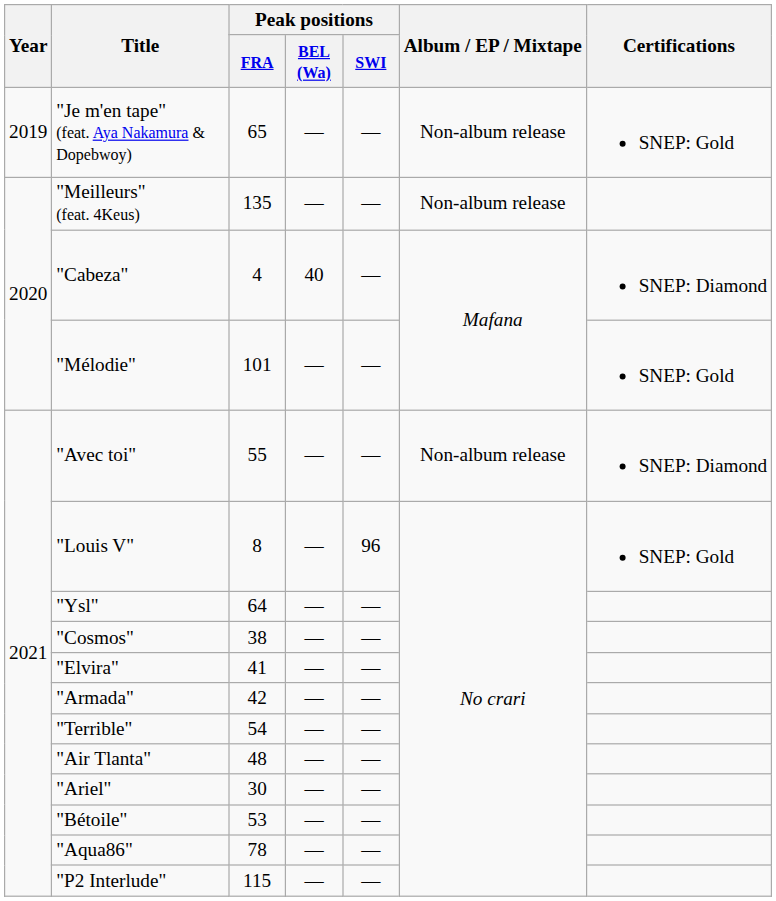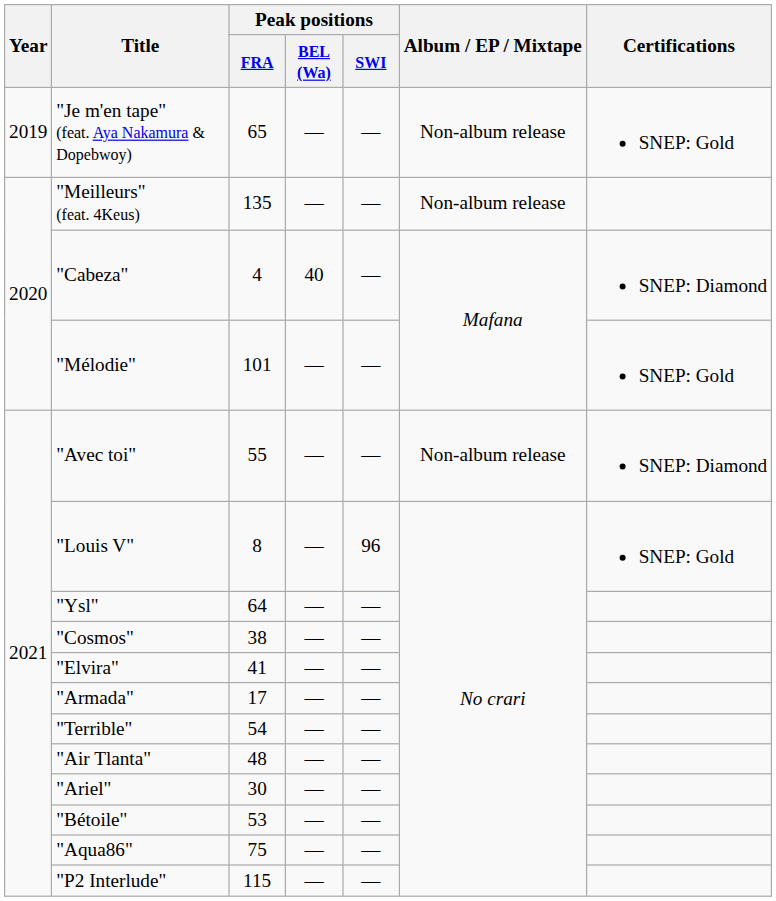(257, 697) 42 -> (257, 697) 17
(257, 850) 78 -> (257, 850) 75
